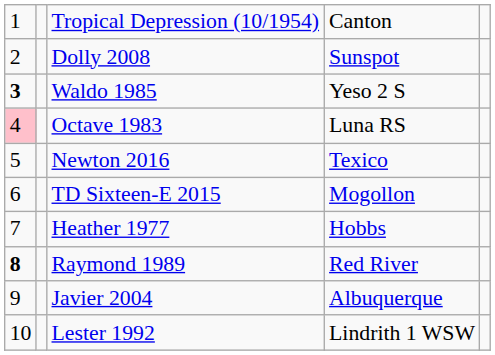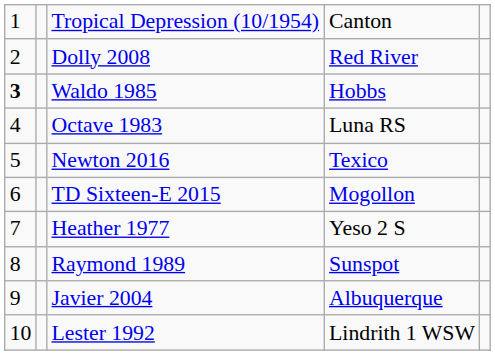(364, 56) Sunspot -> (374, 56) Red River
(367, 90) Yeso 2 S -> (357, 90) Hobbs
(15, 125) pink background -> (15, 125) no background
(357, 228) Hobbs -> (367, 228) Yeso 2 S
(15, 263) bold -> (15, 263) normal
(374, 263) Red River -> (364, 263) Sunspot
